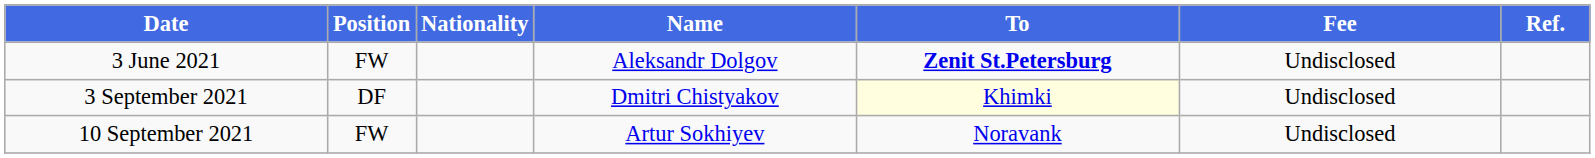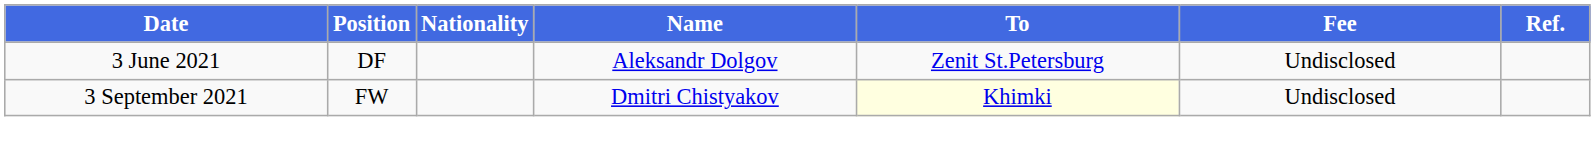(372, 60) FW -> (372, 60) DF
(1017, 60) bold -> (1017, 60) normal
(372, 97) DF -> (372, 97) FW
- row: (166, 134)
